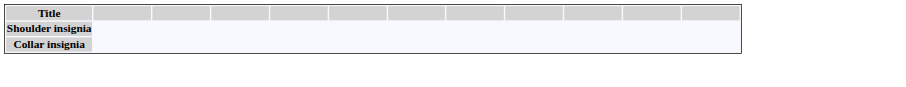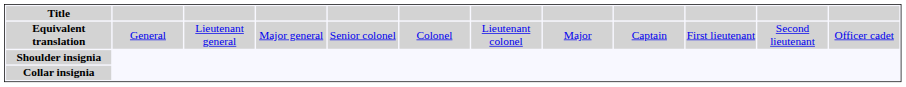+ row: (59, 35)
